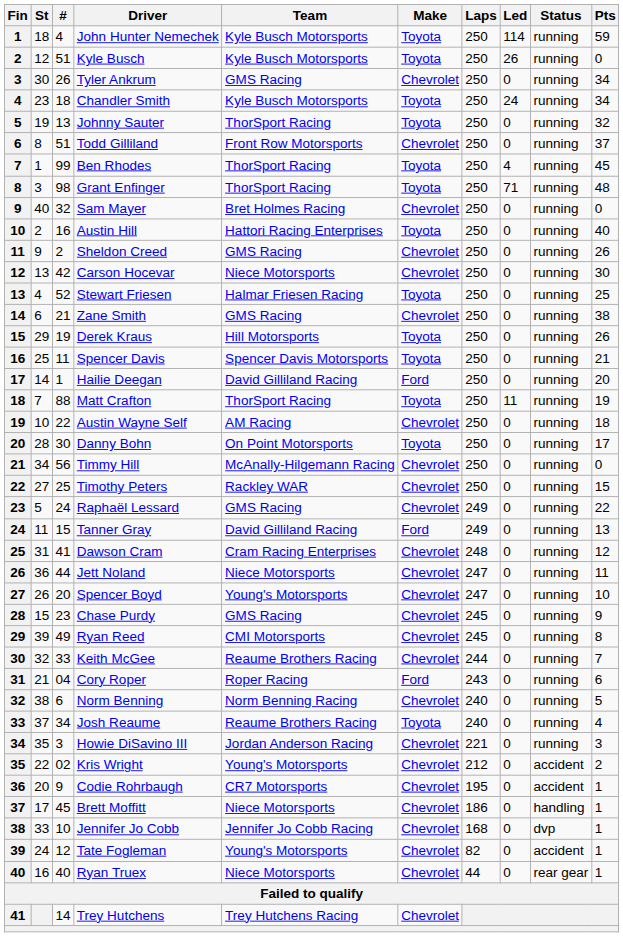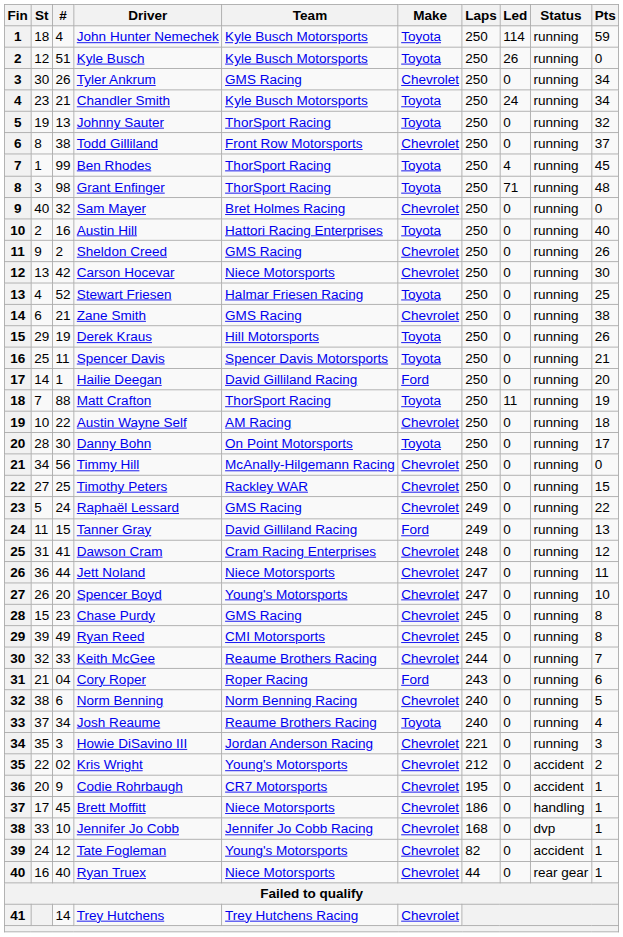(63, 101) 18 -> (63, 101) 21
(63, 144) 51 -> (63, 144) 38
(598, 615) 9 -> (598, 615) 8
